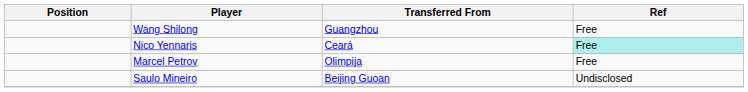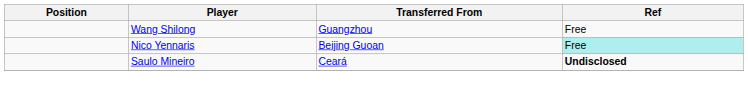(339, 45) Ceará -> (351, 45) Beijing Guoan
- row: (165, 62)
(357, 78) Beijing Guoan -> (333, 62) Ceará
(604, 78) normal -> (596, 62) bold
